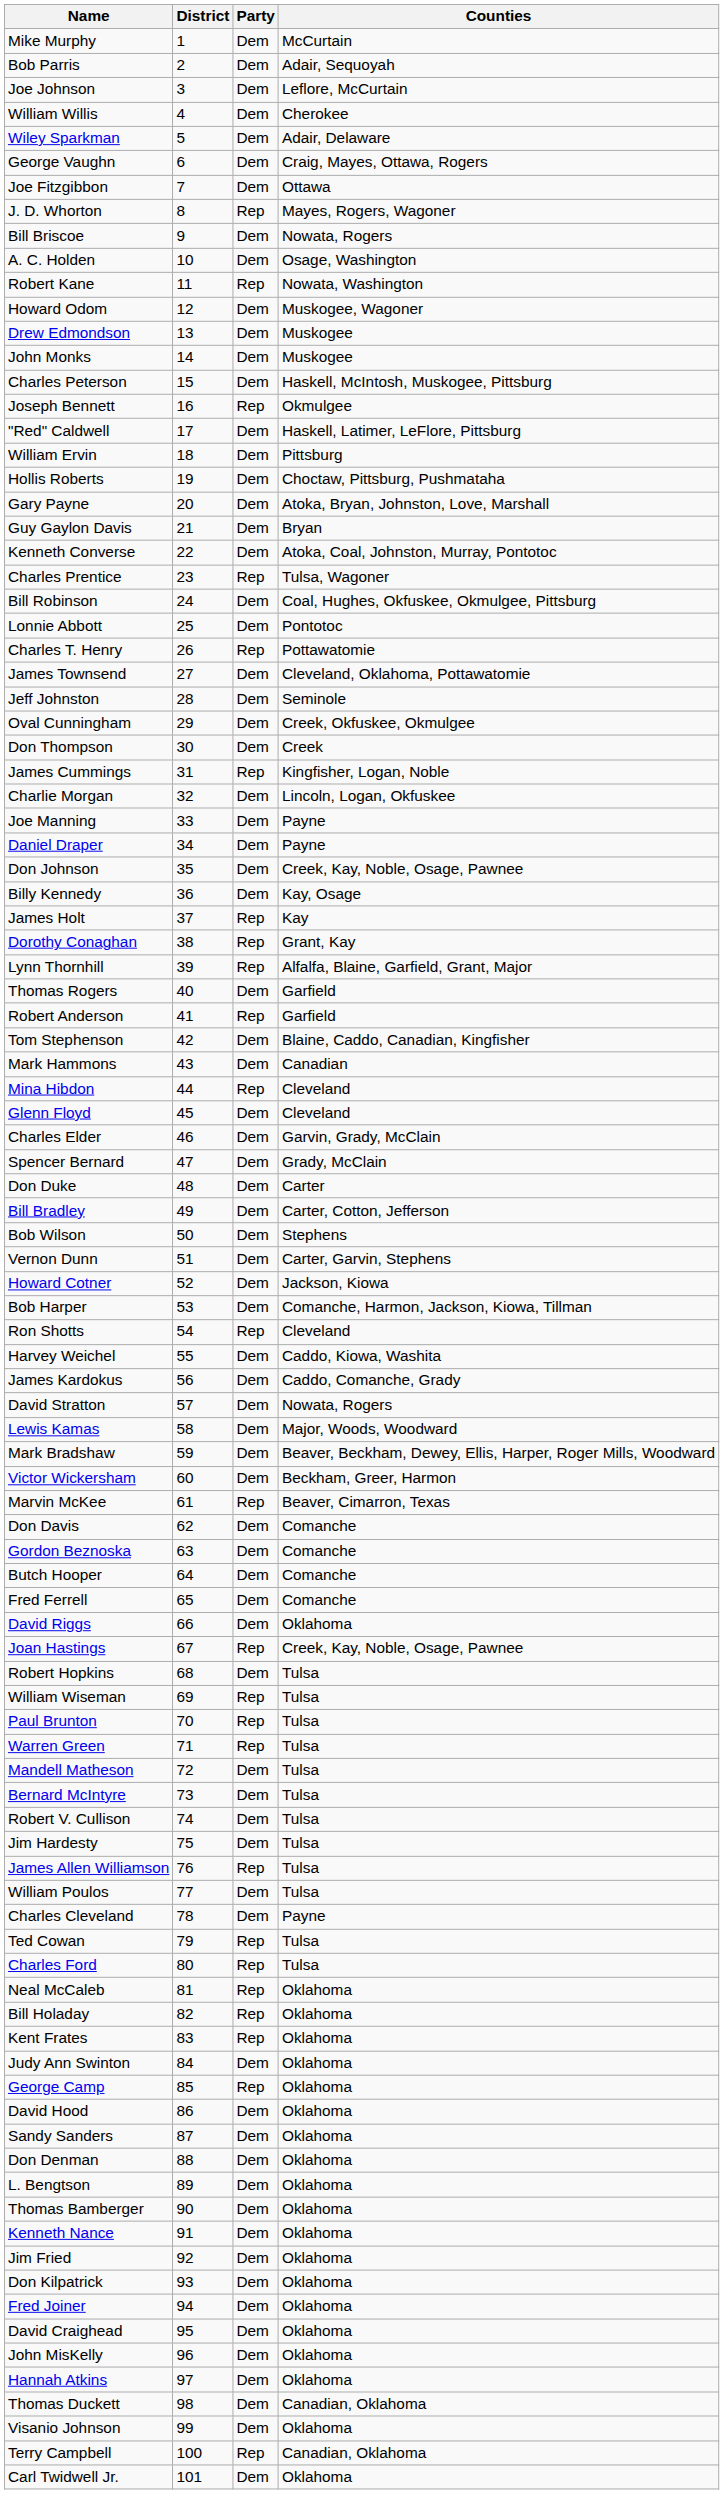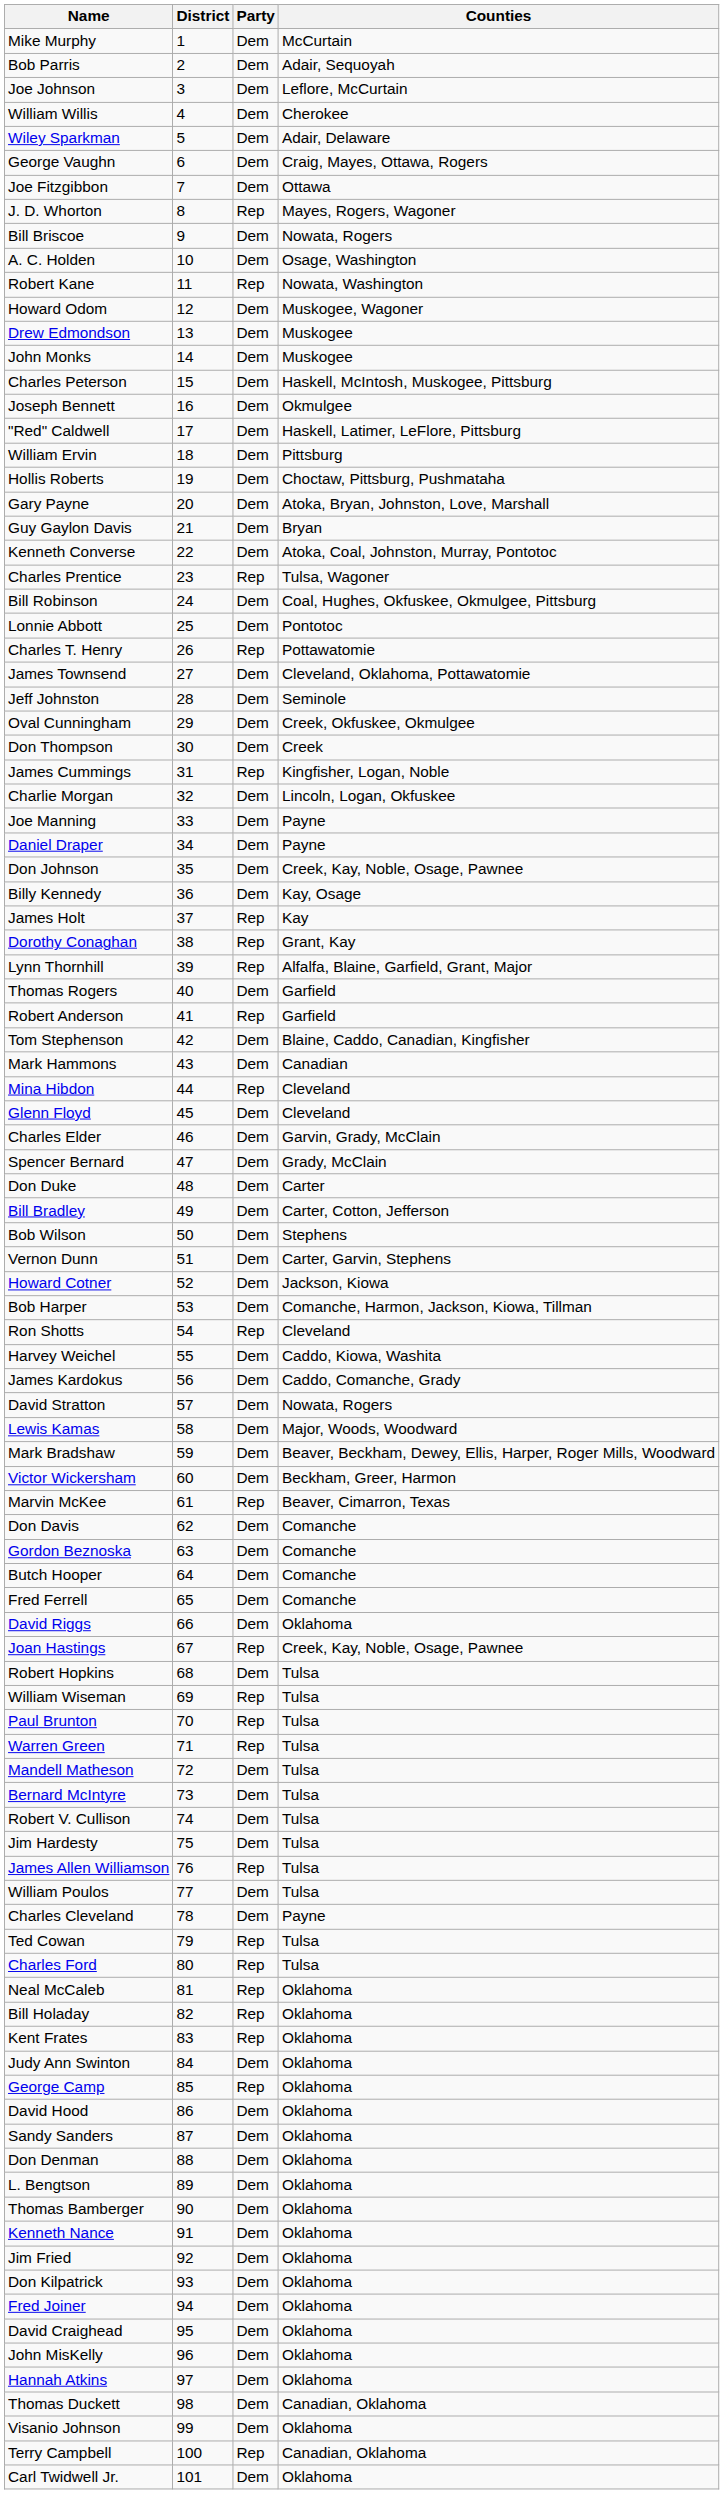(251, 406) Rep -> (253, 406) Dem
